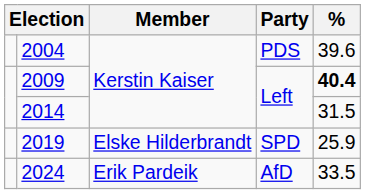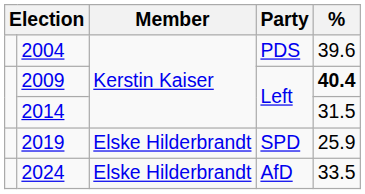(145, 173) Erik Pardeik -> (172, 173) Elske Hilderbrandt
